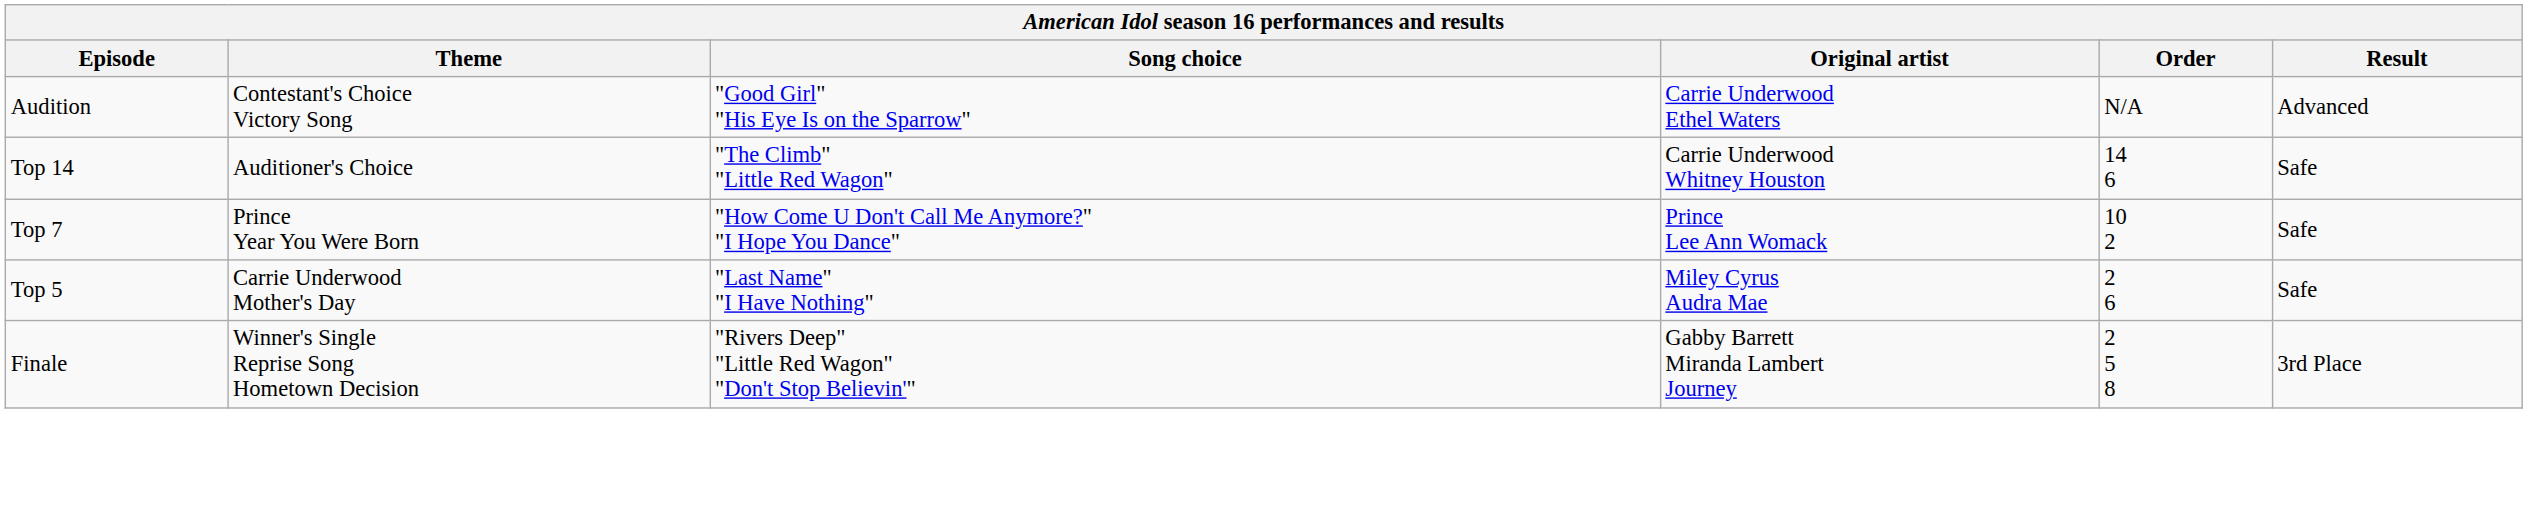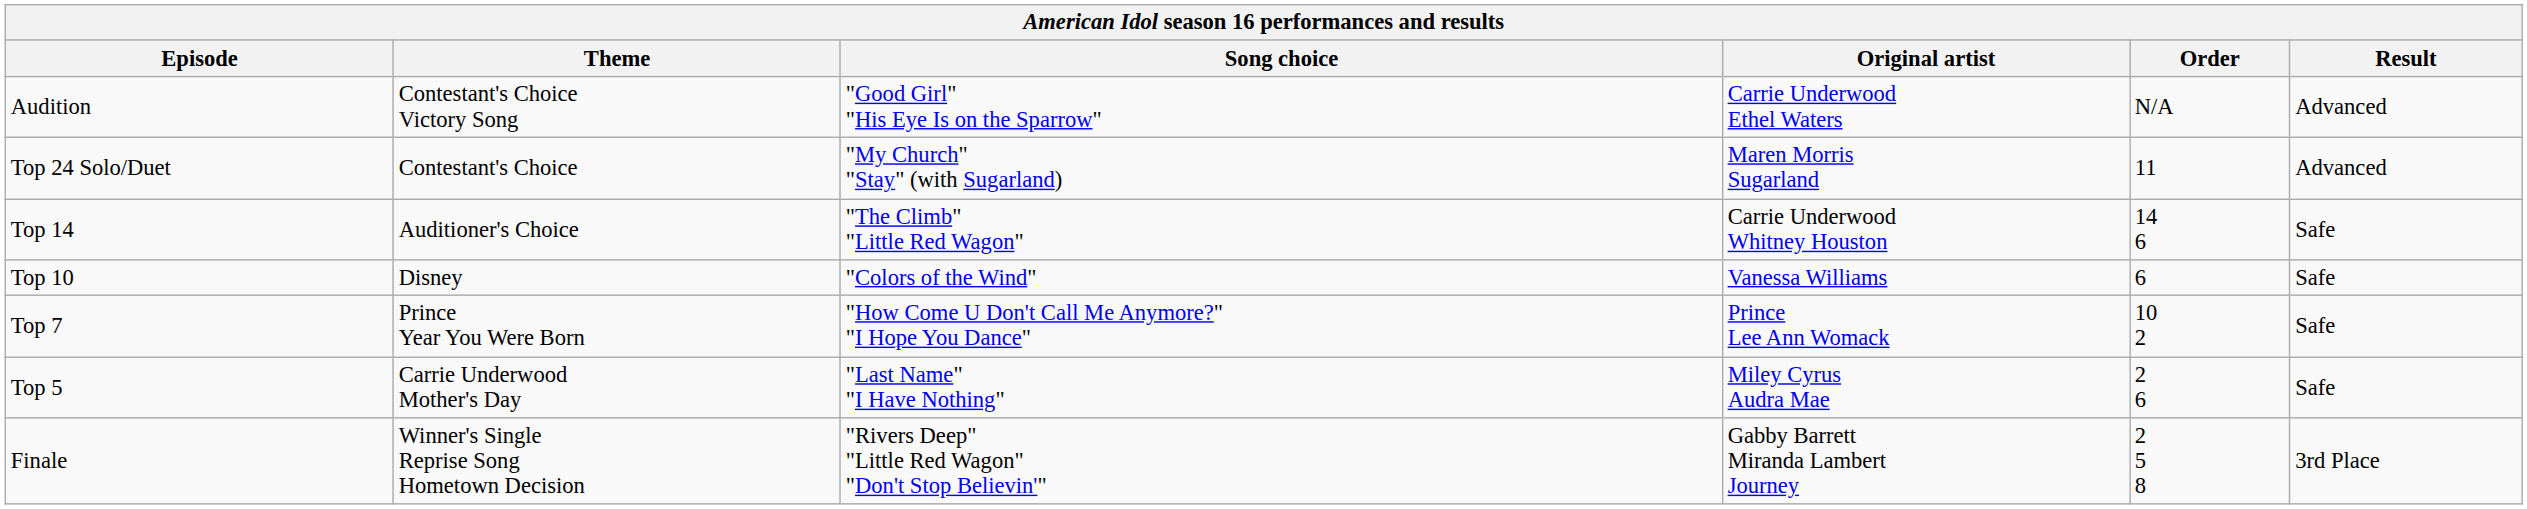+ row: (91, 167)
+ row: (42, 277)
